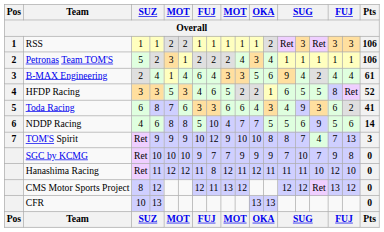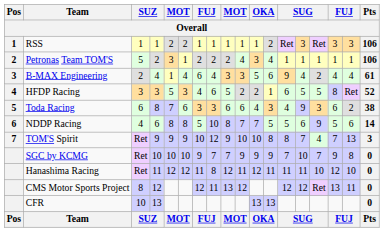(370, 107) 41 -> (370, 107) 38
(228, 123) 4 -> (228, 123) 8
(351, 187) 12 -> (351, 187) 11
